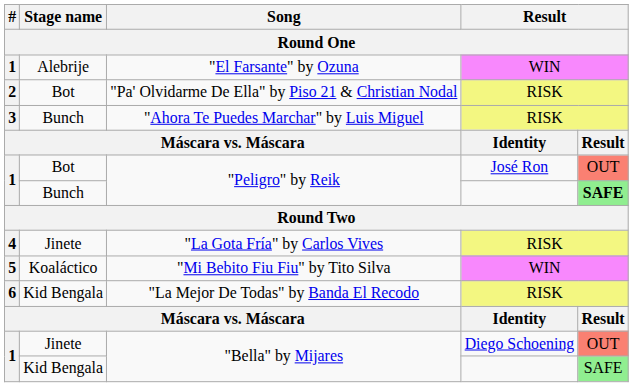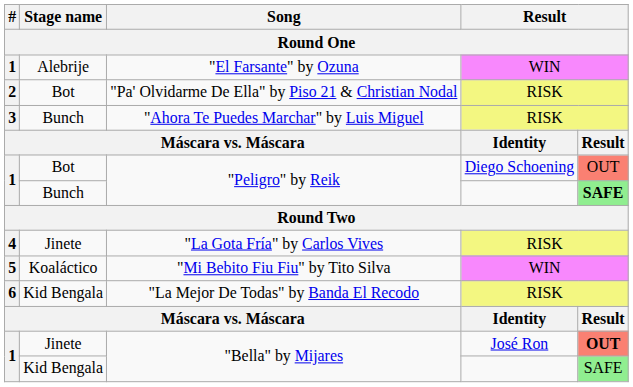(519, 167) José Ron -> (519, 167) Diego Schoening
(519, 343) Diego Schoening -> (519, 343) José Ron
(603, 343) normal -> (603, 343) bold
